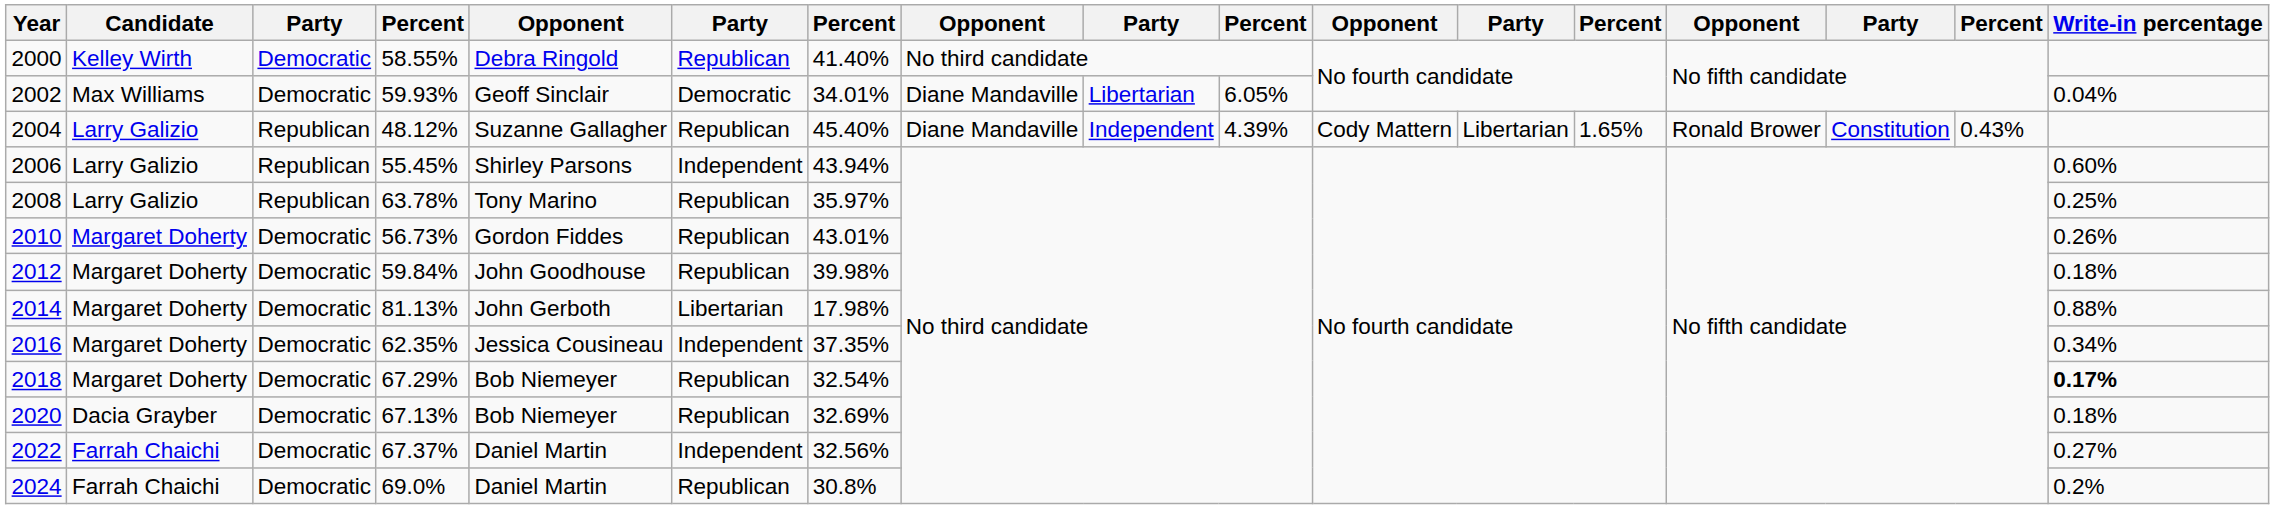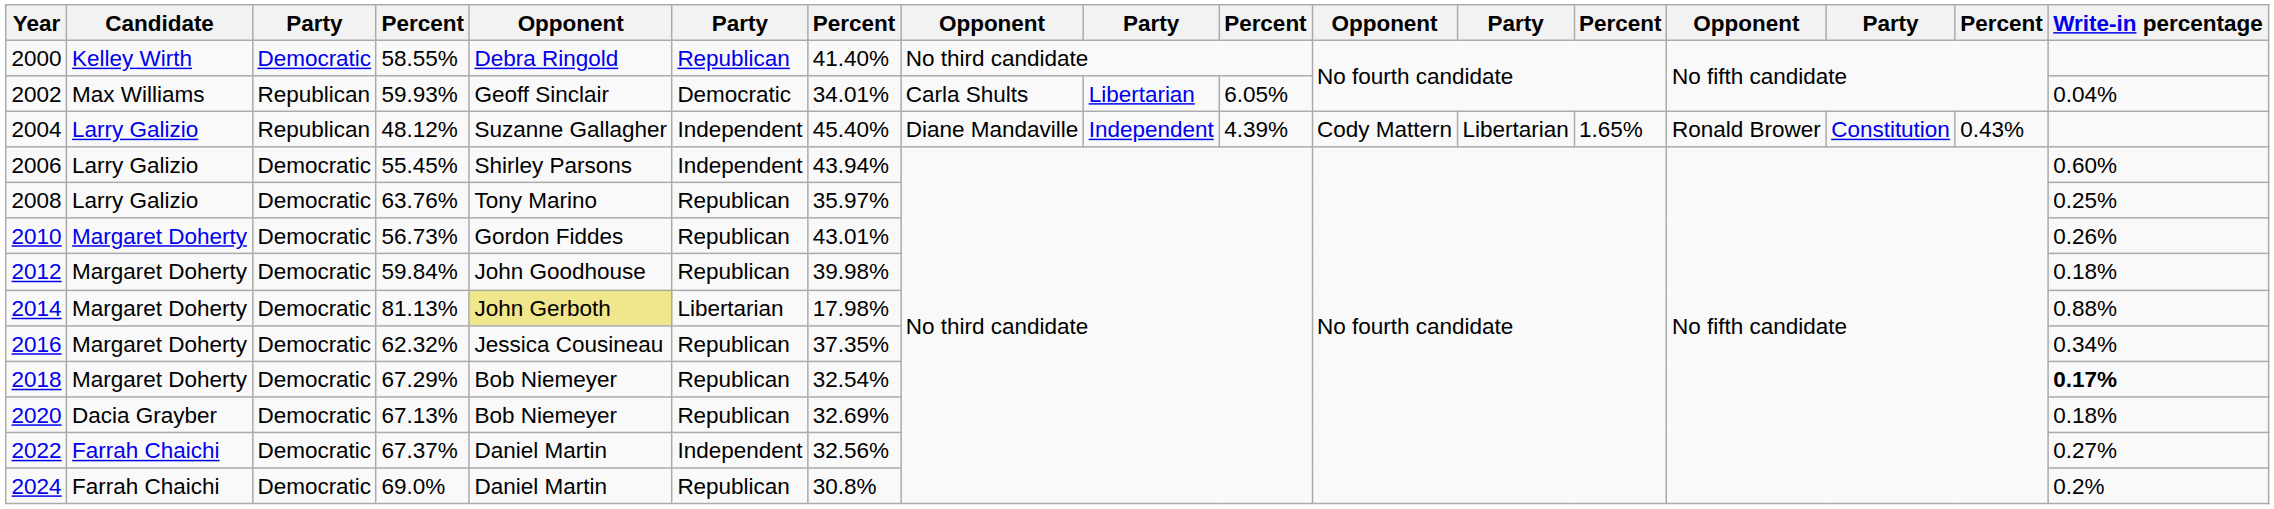(314, 94) Democratic -> (314, 94) Republican
(992, 94) Diane Mandaville -> (967, 94) Carla Shults
(734, 129) Republican -> (740, 129) Independent
(314, 165) Republican -> (314, 165) Democratic
(314, 201) Republican -> (314, 201) Democratic
(420, 201) 63.78% -> (420, 201) 63.76%
(543, 307) no background -> (543, 307) khaki background
(420, 343) 62.35% -> (420, 343) 62.32%
(740, 343) Independent -> (734, 343) Republican
